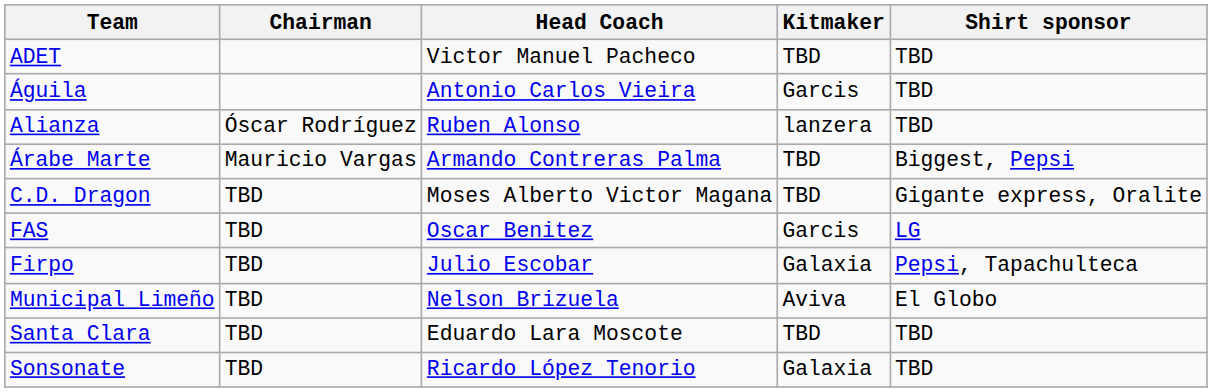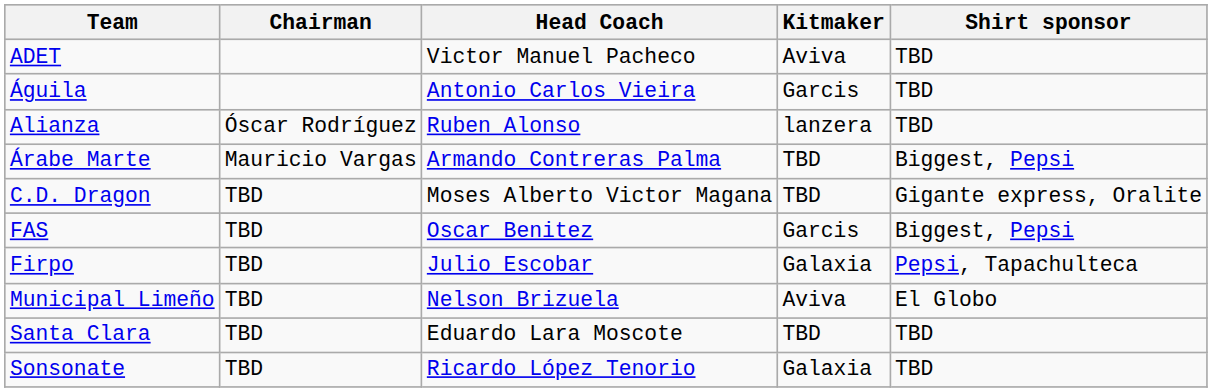(802, 57) TBD -> (814, 57) Aviva
(908, 231) LG -> (985, 231) Biggest, Pepsi
